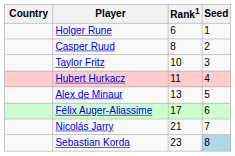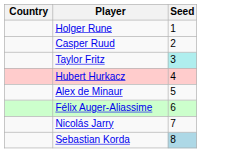- column: (185, 13)
(207, 63) no background -> (173, 60) paleturquoise background
